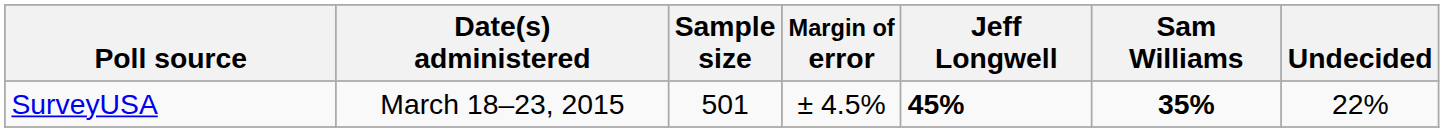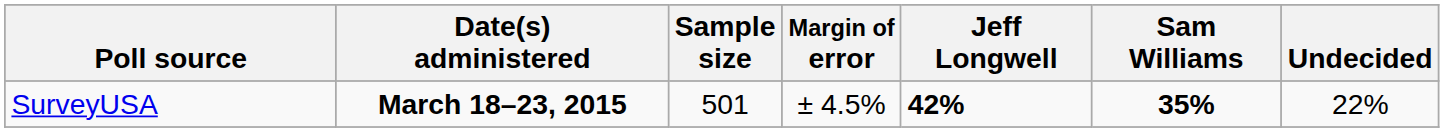(502, 103) normal -> (502, 103) bold
(936, 103) 45% -> (936, 103) 42%
